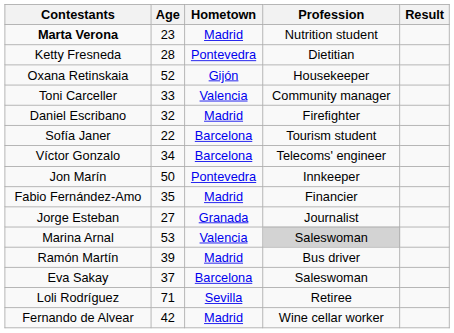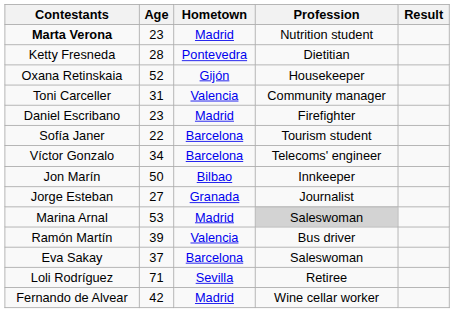(168, 95) 33 -> (156, 95) 31
(168, 116) 32 -> (156, 116) 23
(224, 176) Pontevedra -> (214, 176) Bilbao
- row: (78, 196)
(224, 237) Valencia -> (214, 217) Madrid
(224, 257) Madrid -> (214, 237) Valencia
